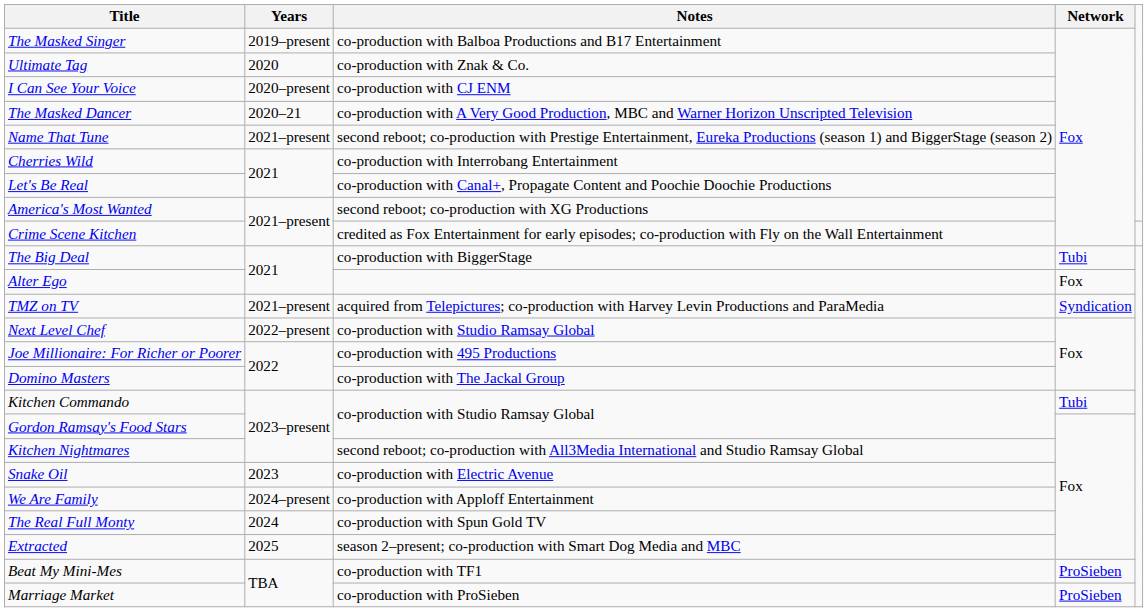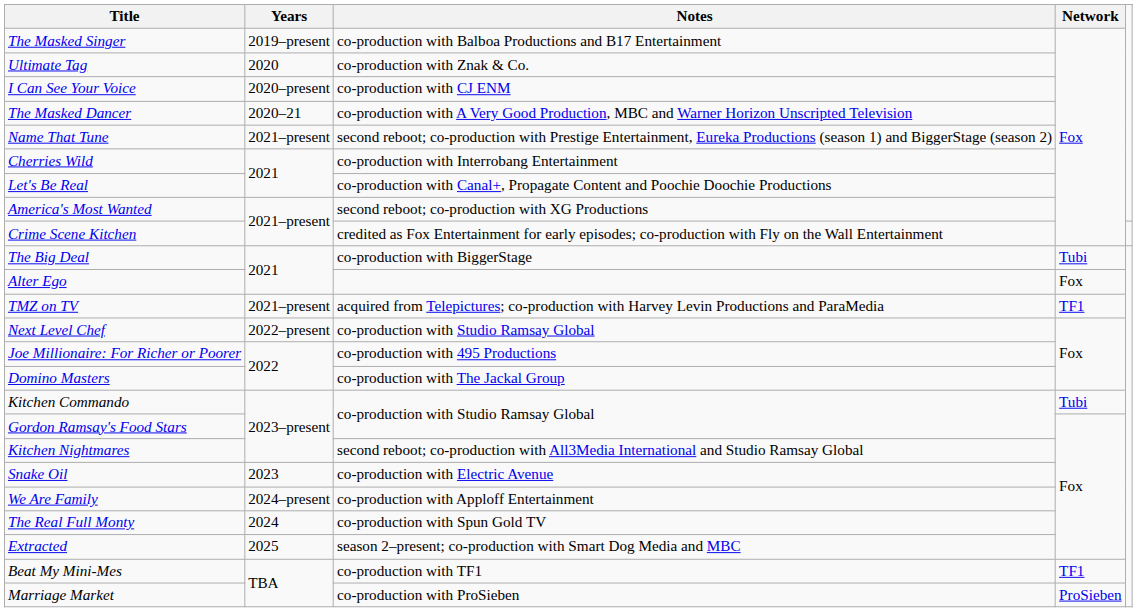(1095, 305) Syndication -> (1072, 305) TF1
(1090, 570) ProSieben -> (1072, 570) TF1
